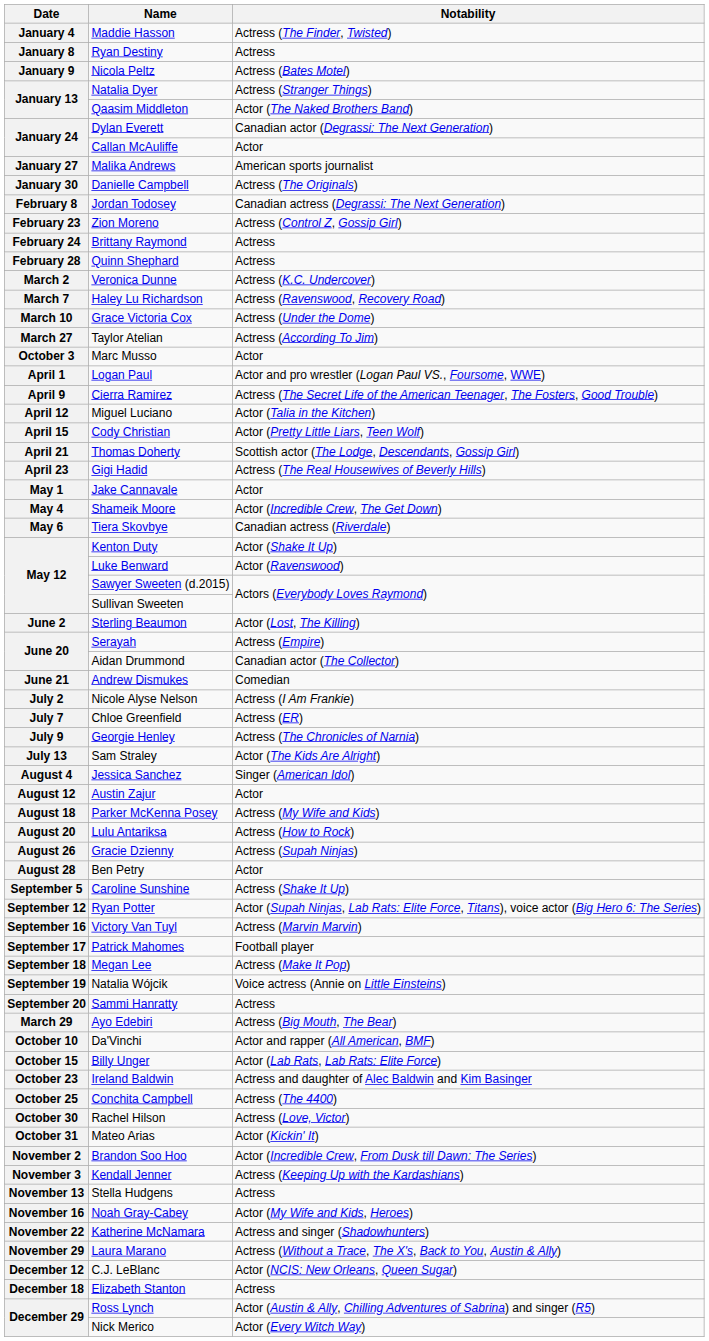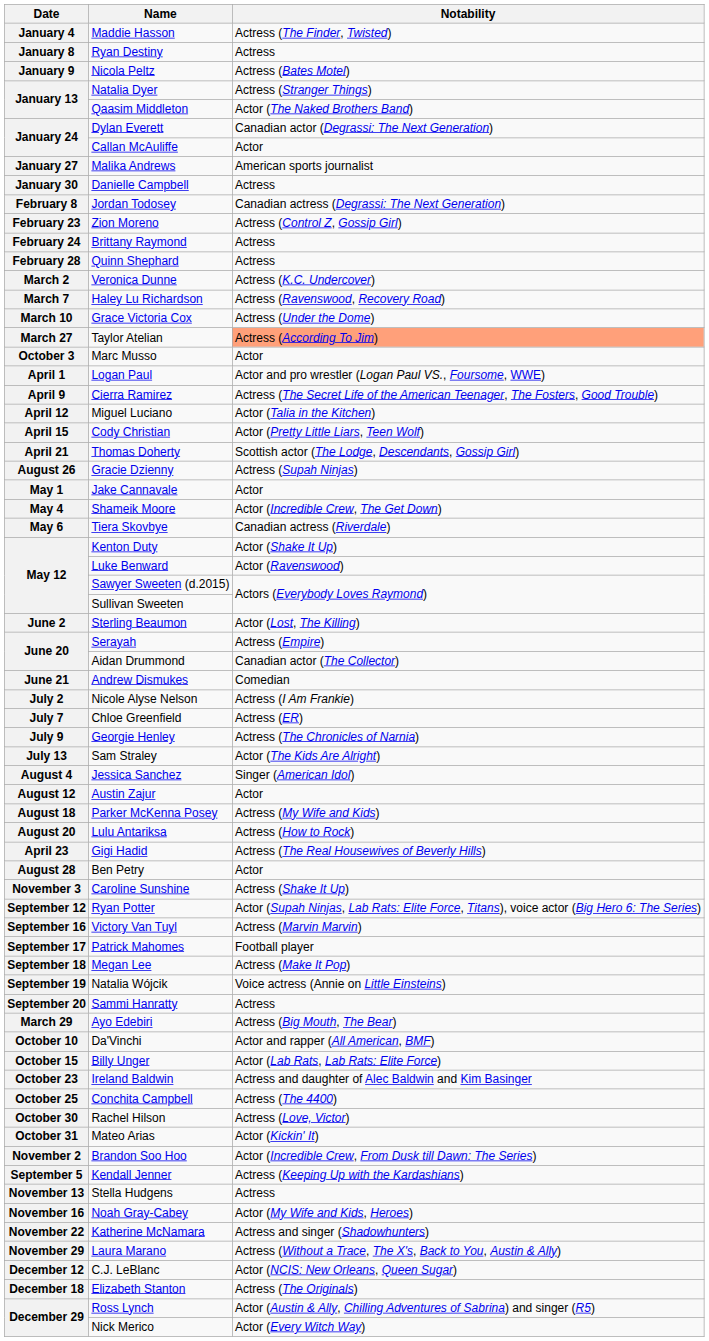(296, 185) Actress (The Originals) -> (255, 185) Actress
(306, 337) no background -> (306, 337) lightsalmon background
rows swapped: (119, 470) <-> (132, 851)
(46, 889) September 5 -> (46, 889) November 3
(46, 1174) November 3 -> (46, 1174) September 5
(255, 1289) Actress -> (296, 1289) Actress (The Originals)
